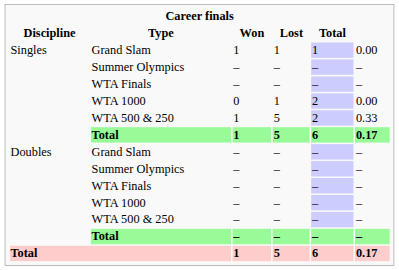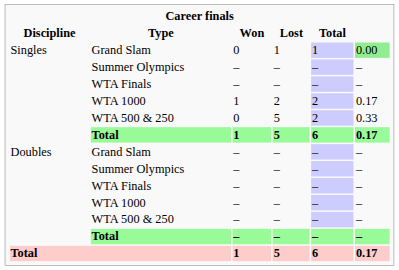(236, 50) 1 -> (236, 50) 0
(367, 50) no background -> (367, 50) lightgreen background
(236, 101) 0 -> (236, 101) 1
(277, 101) 1 -> (277, 101) 2
(367, 101) 0.00 -> (367, 101) 0.17
(236, 118) 1 -> (236, 118) 0
